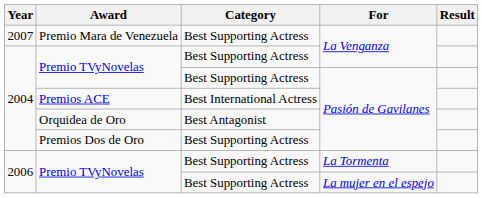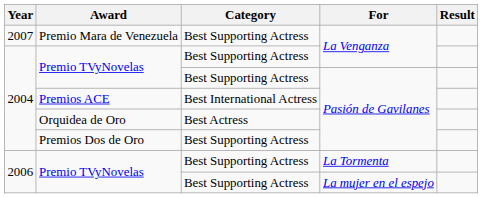(225, 118) Best Antagonist -> (216, 118) Best Actress
